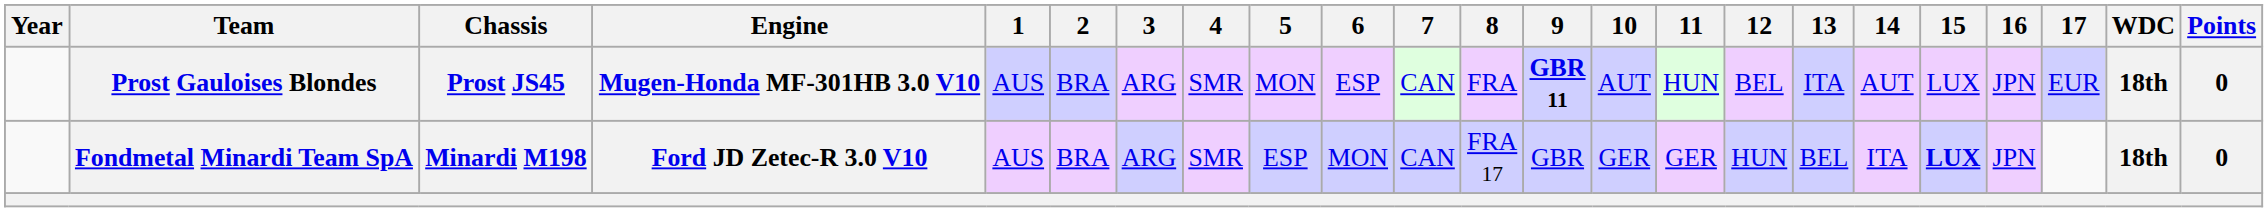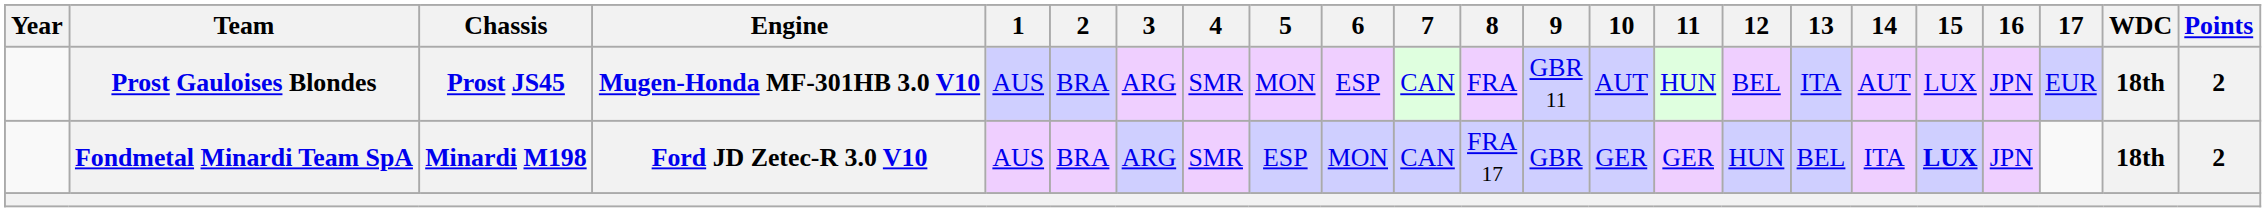(1558, 83) bold -> (1556, 82) normal
(2222, 83) 0 -> (2219, 83) 2
(2222, 156) 0 -> (2219, 156) 2
